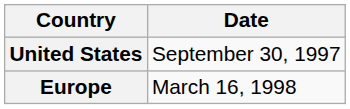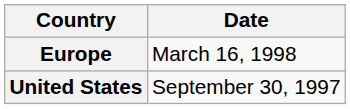rows swapped: (76, 53) <-> (76, 86)
